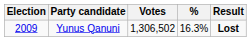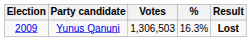(153, 28) 1,306,502 -> (153, 28) 1,306,503
